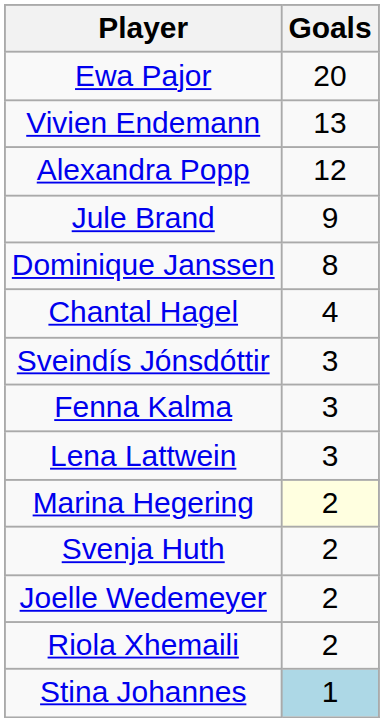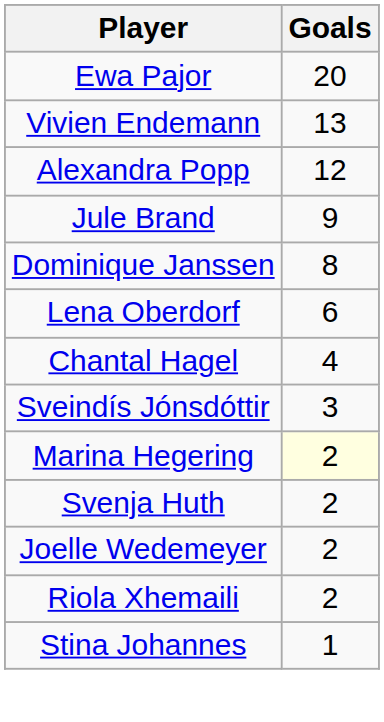+ row: (143, 312)
- row: (143, 407)
- row: (143, 455)
(330, 692) lightblue background -> (330, 645) no background
